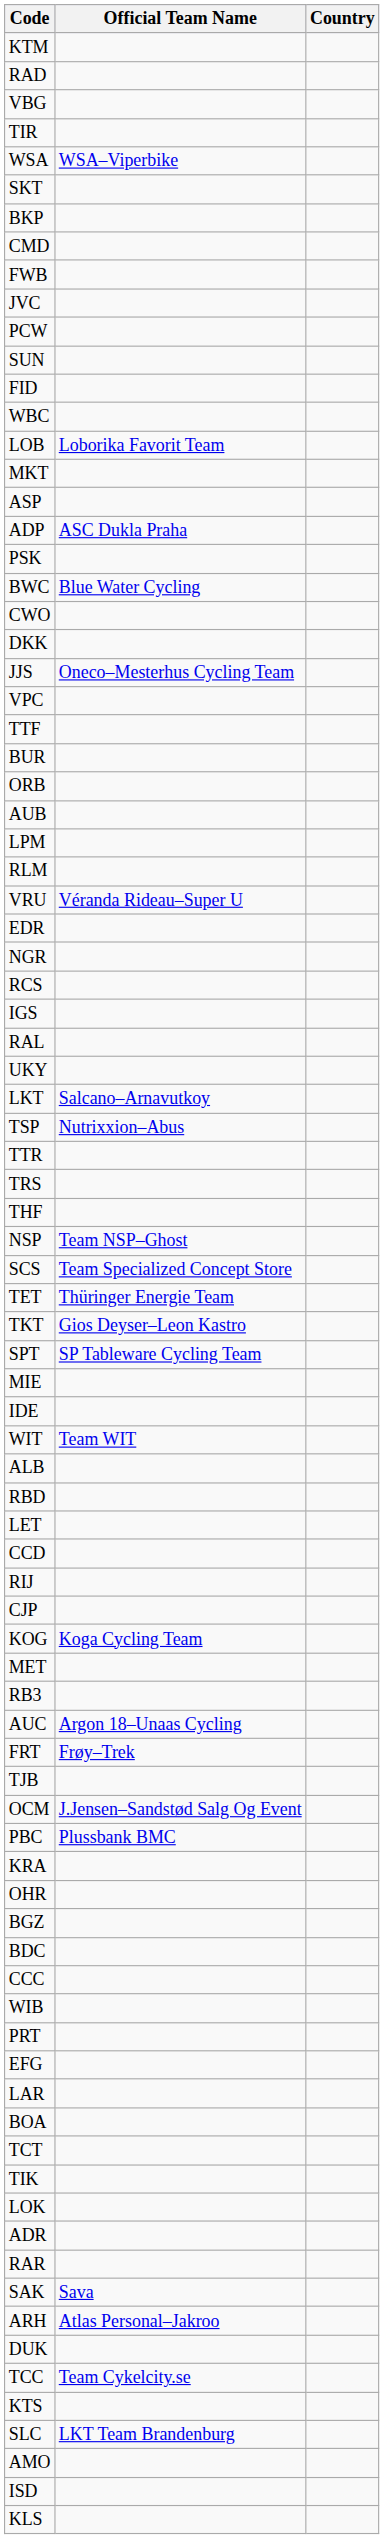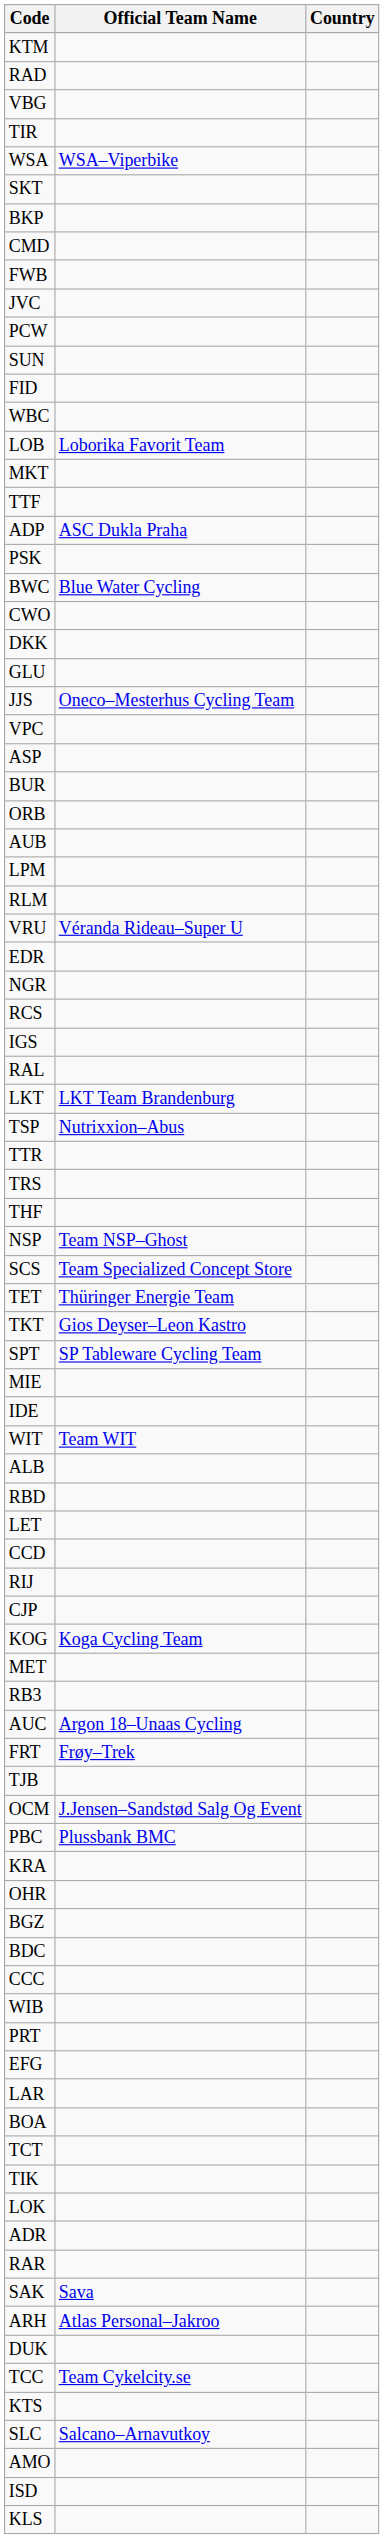rows swapped: (25, 501) <-> (25, 729)
+ row: (27, 672)
- row: (28, 1070)
(134, 1098) Salcano–Arnavutkoy -> (147, 1098) LKT Team Brandenburg
(147, 2434) LKT Team Brandenburg -> (134, 2434) Salcano–Arnavutkoy
